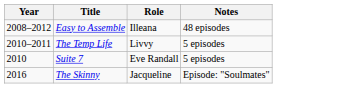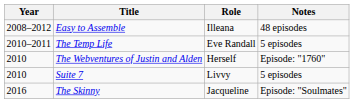(141, 43) Livvy -> (231, 43) Eve Randall
+ row: (129, 59)
(154, 59) Eve Randall -> (219, 75) Livvy
